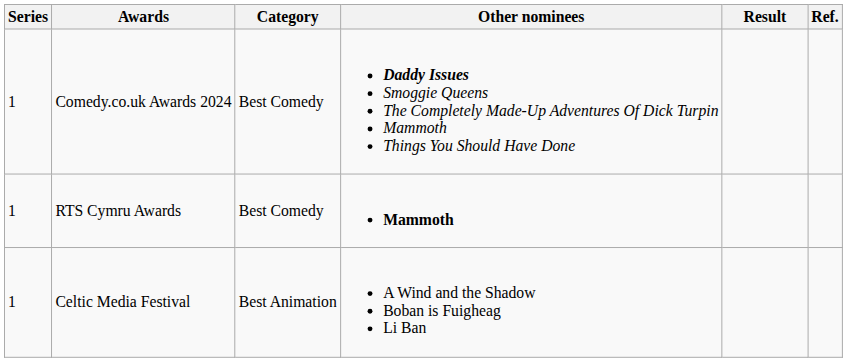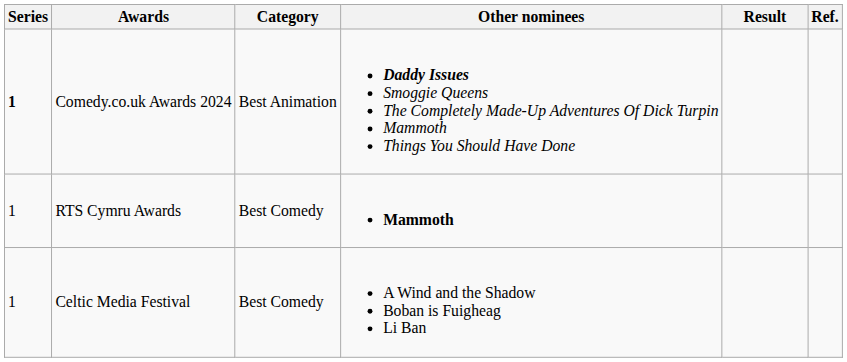(12, 101) normal -> (12, 101) bold
(281, 101) Best Comedy -> (288, 101) Best Animation
(288, 302) Best Animation -> (281, 302) Best Comedy
